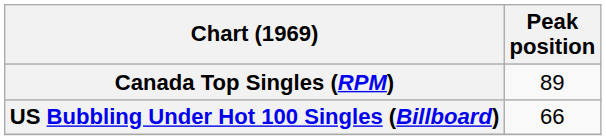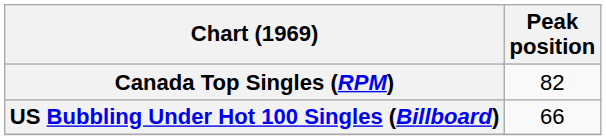(552, 81) 89 -> (552, 81) 82
